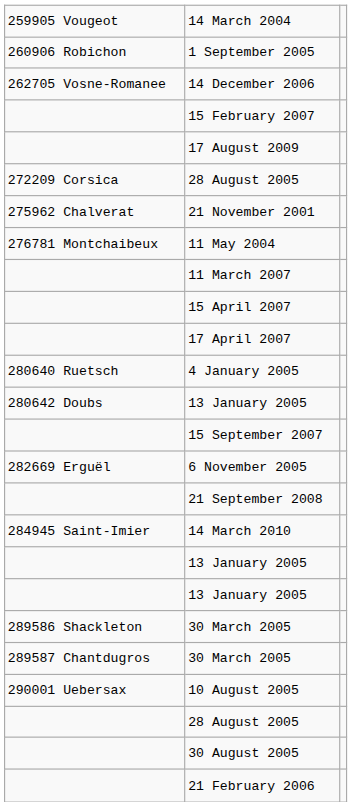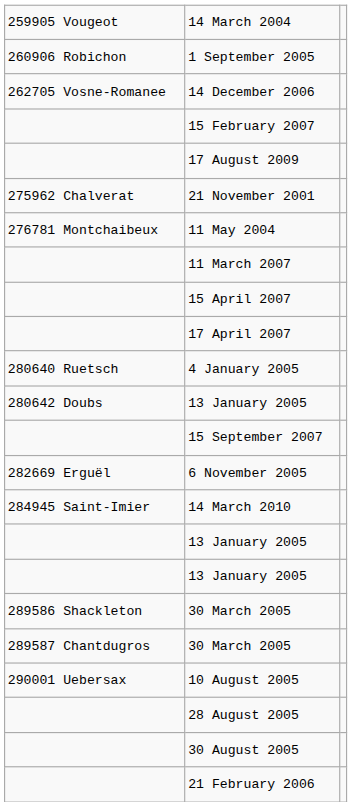- row: (63, 180)
- row: (95, 499)
